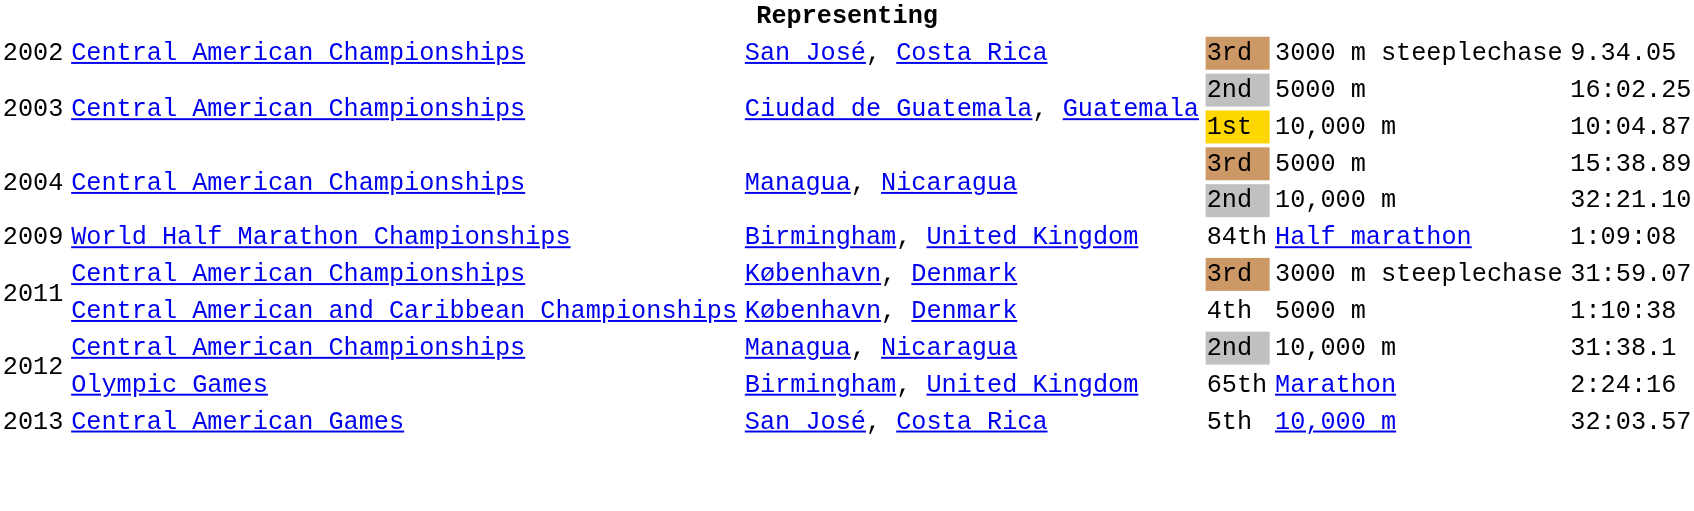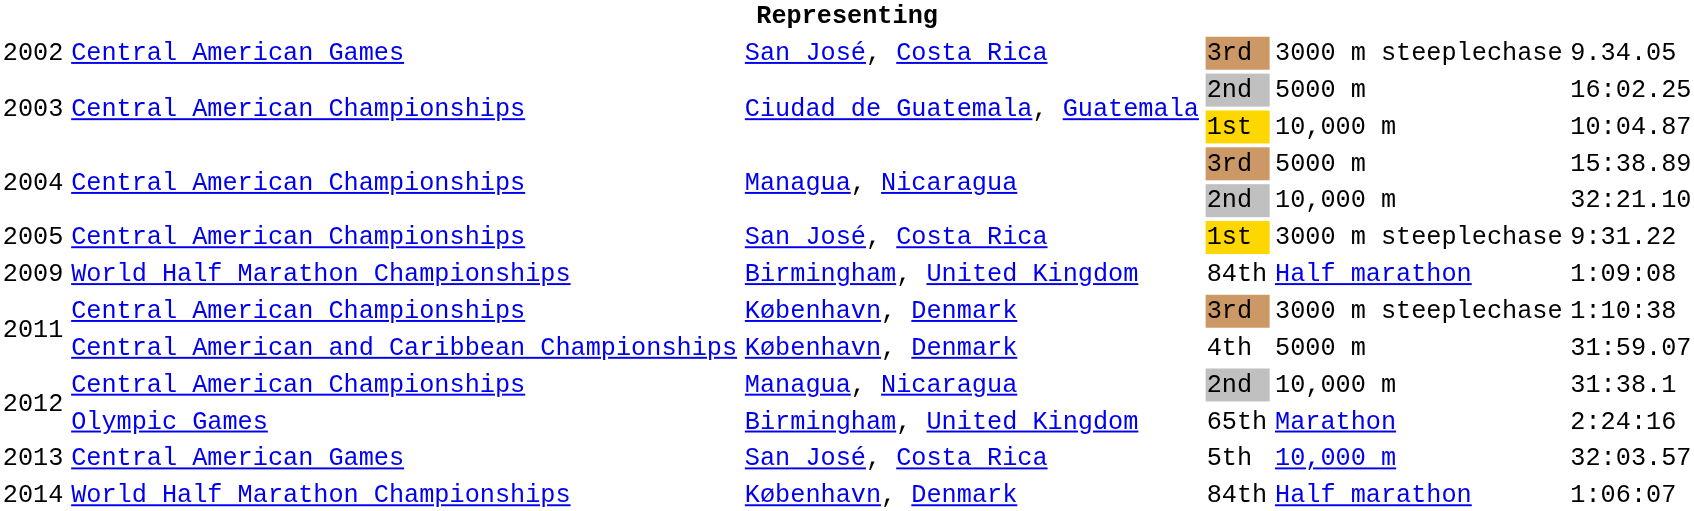(298, 53) Central American Championships -> (238, 53) Central American Games
+ row: (33, 238)
(1631, 274) 31:59.07 -> (1623, 311) 1:10:38
(1623, 311) 1:10:38 -> (1631, 348) 31:59.07
+ row: (33, 496)
